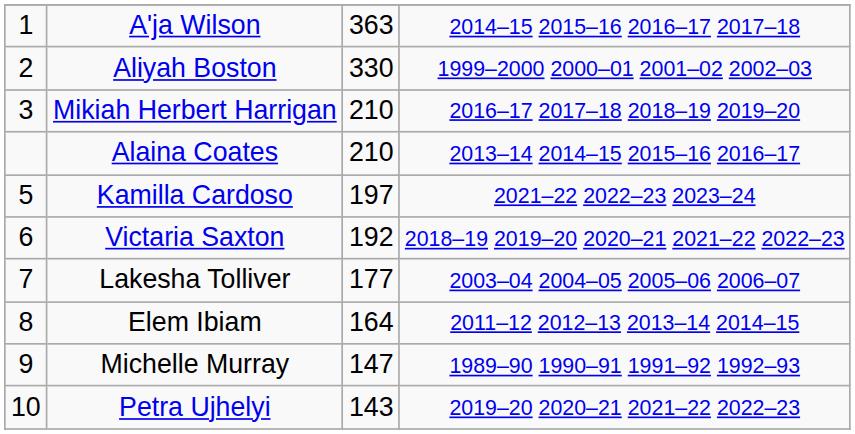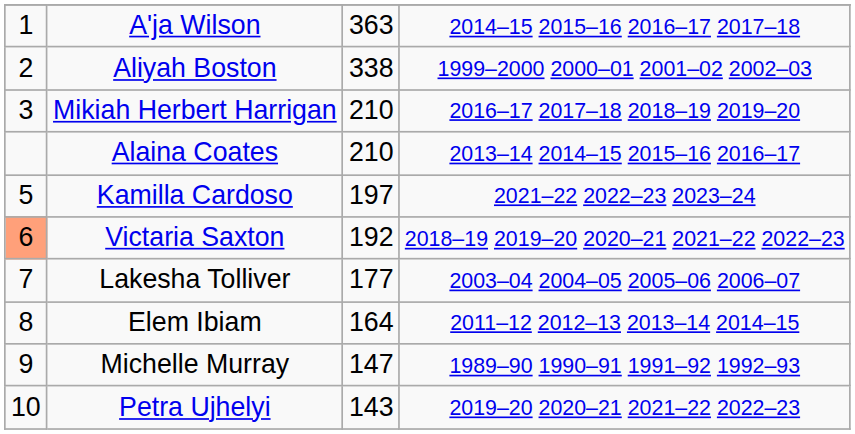(371, 68) 330 -> (371, 68) 338
(26, 237) no background -> (26, 237) lightsalmon background
